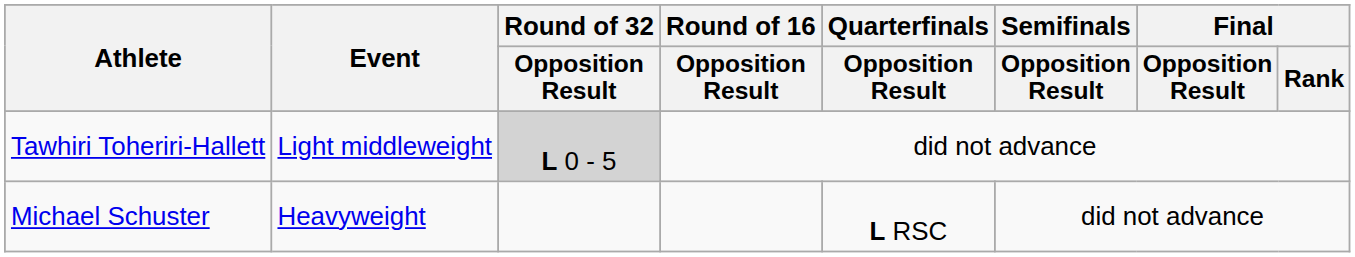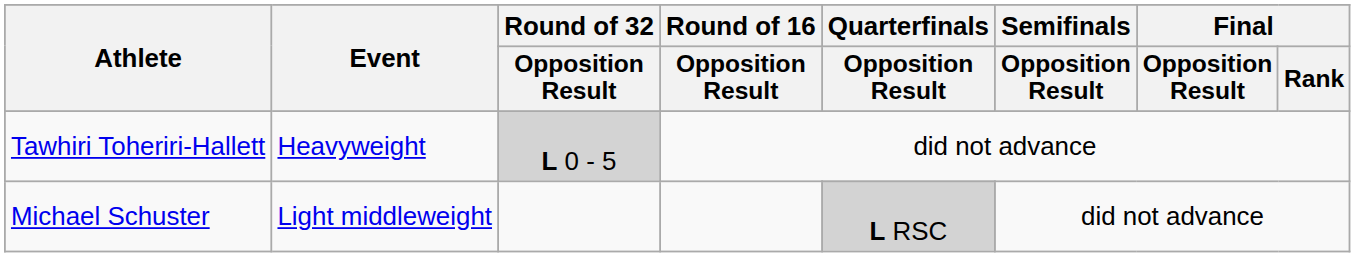(385, 147) Light middleweight -> (352, 147) Heavyweight
(352, 217) Heavyweight -> (385, 217) Light middleweight
(908, 231) no background -> (908, 231) lightgrey background
